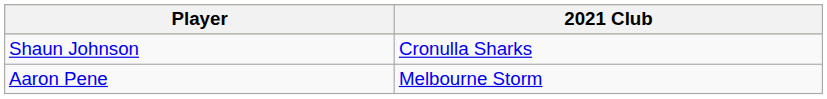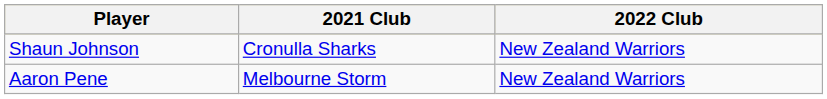+ column: (659, 19)
